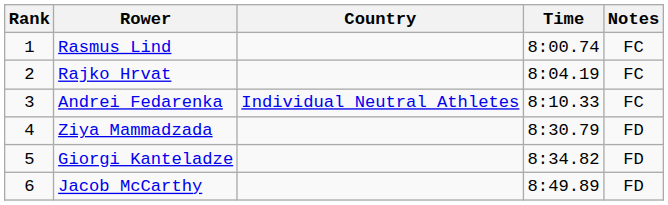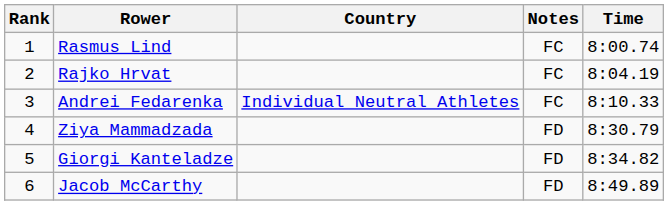columns swapped: (564, 19) <-> (634, 19)
